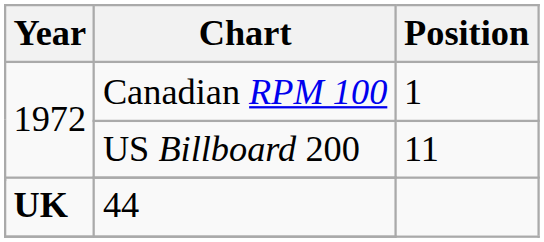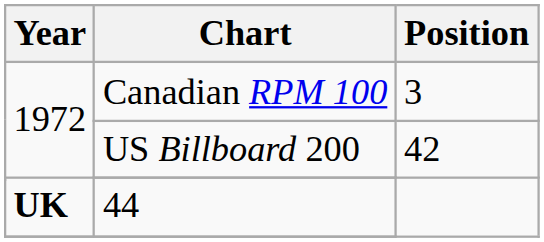(413, 90) 1 -> (413, 90) 3
(422, 148) 11 -> (422, 148) 42
